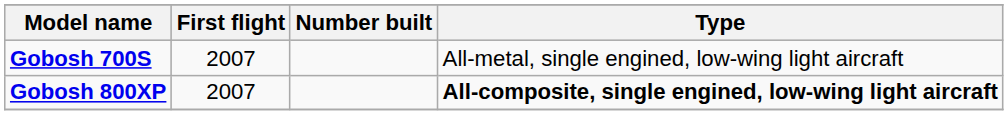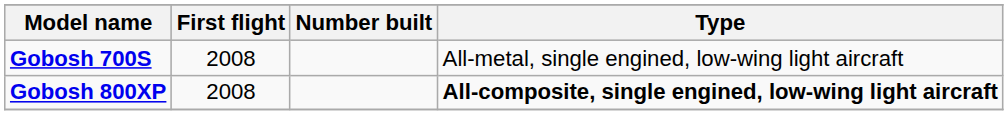(231, 58) 2007 -> (231, 58) 2008
(231, 93) 2007 -> (231, 93) 2008
